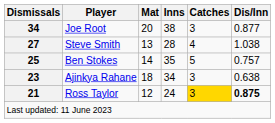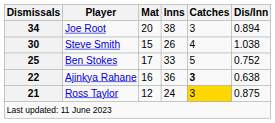(247, 28) 0.877 -> (247, 28) 0.894
(33, 45) 27 -> (33, 45) 30
(147, 45) 13 -> (147, 45) 15
(169, 45) 28 -> (169, 45) 26
(147, 61) 14 -> (147, 61) 17
(169, 61) 35 -> (169, 61) 33
(247, 61) 0.757 -> (247, 61) 0.752
(33, 77) 23 -> (33, 77) 22
(147, 77) 18 -> (147, 77) 16
(169, 77) 34 -> (169, 77) 36
(192, 77) normal -> (192, 77) bold
(247, 93) bold -> (247, 93) normal
